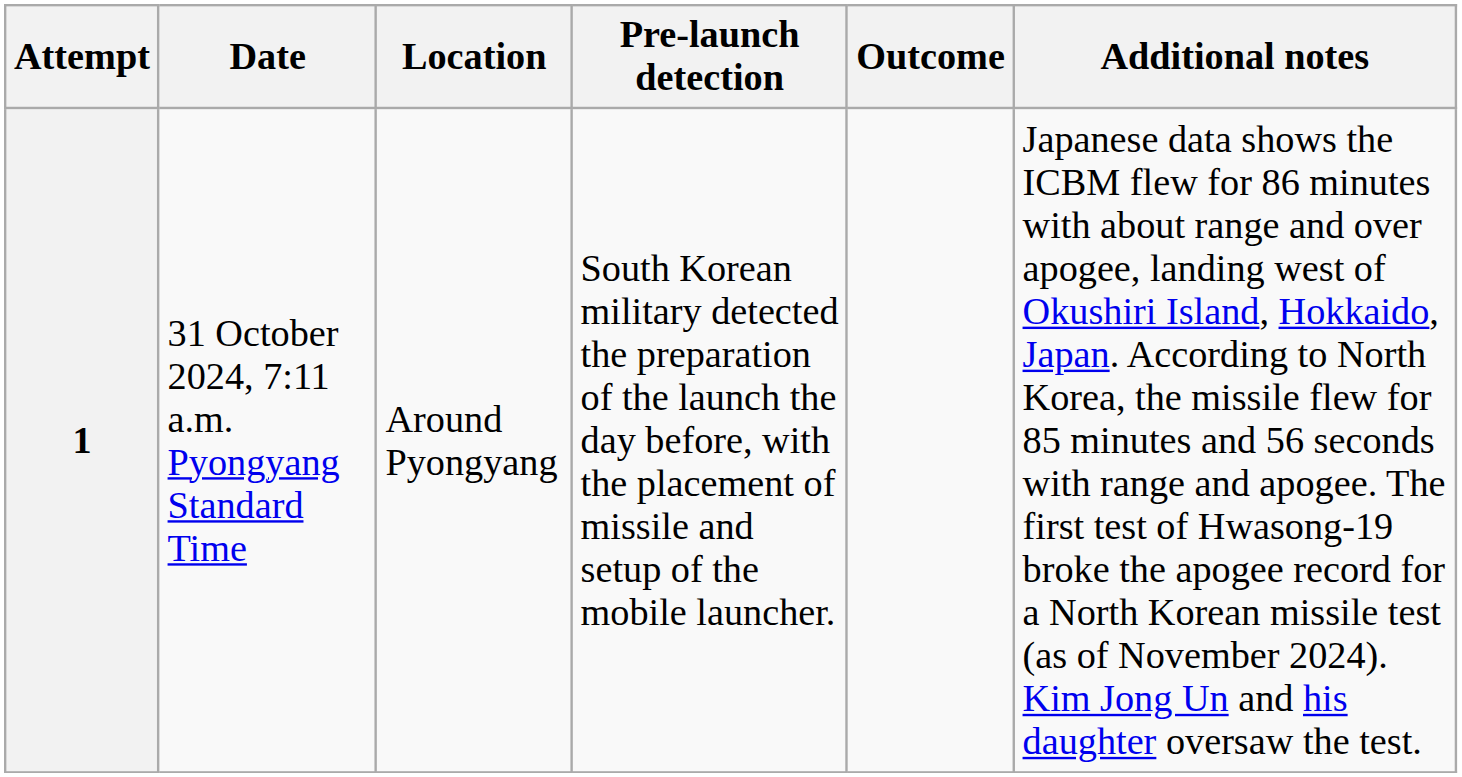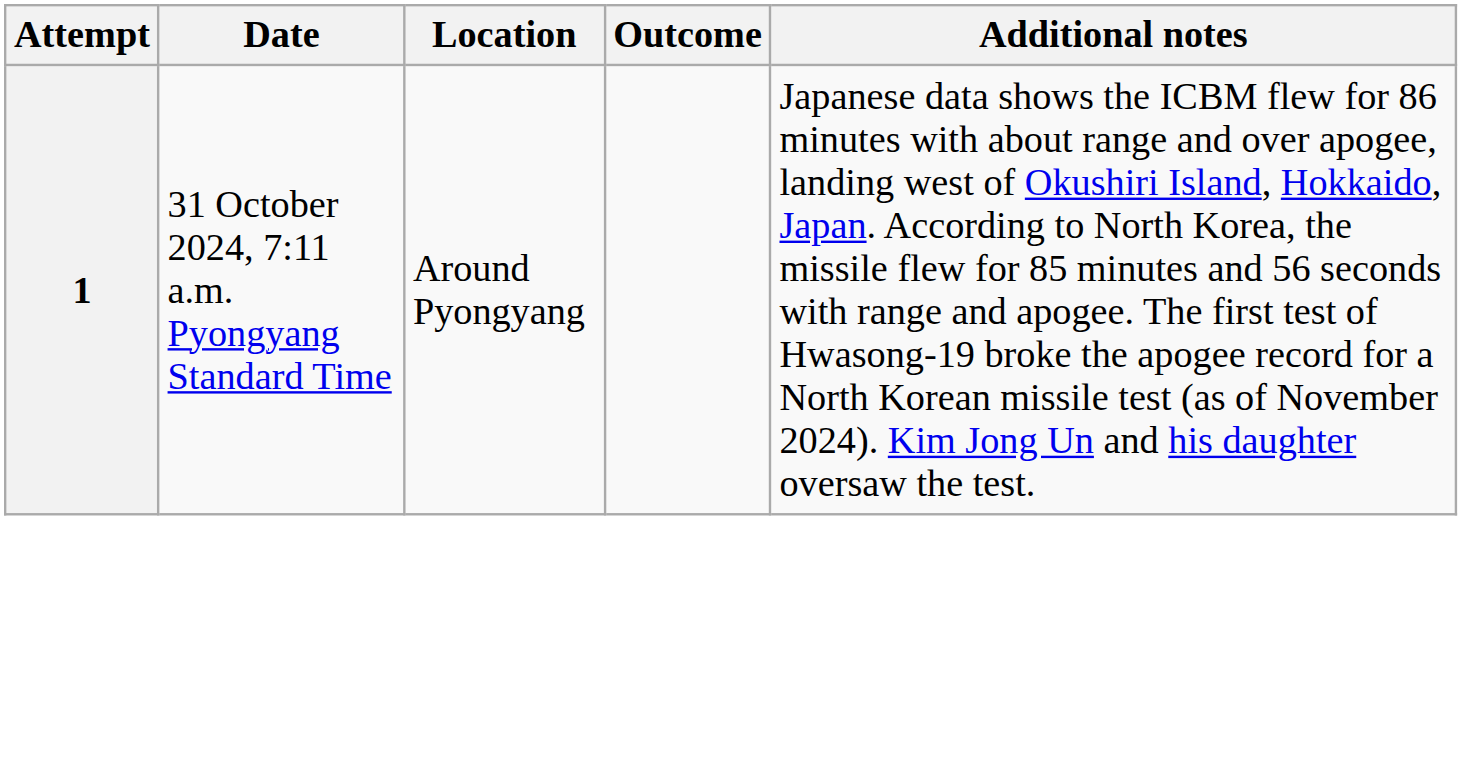- column: (710, 56)
